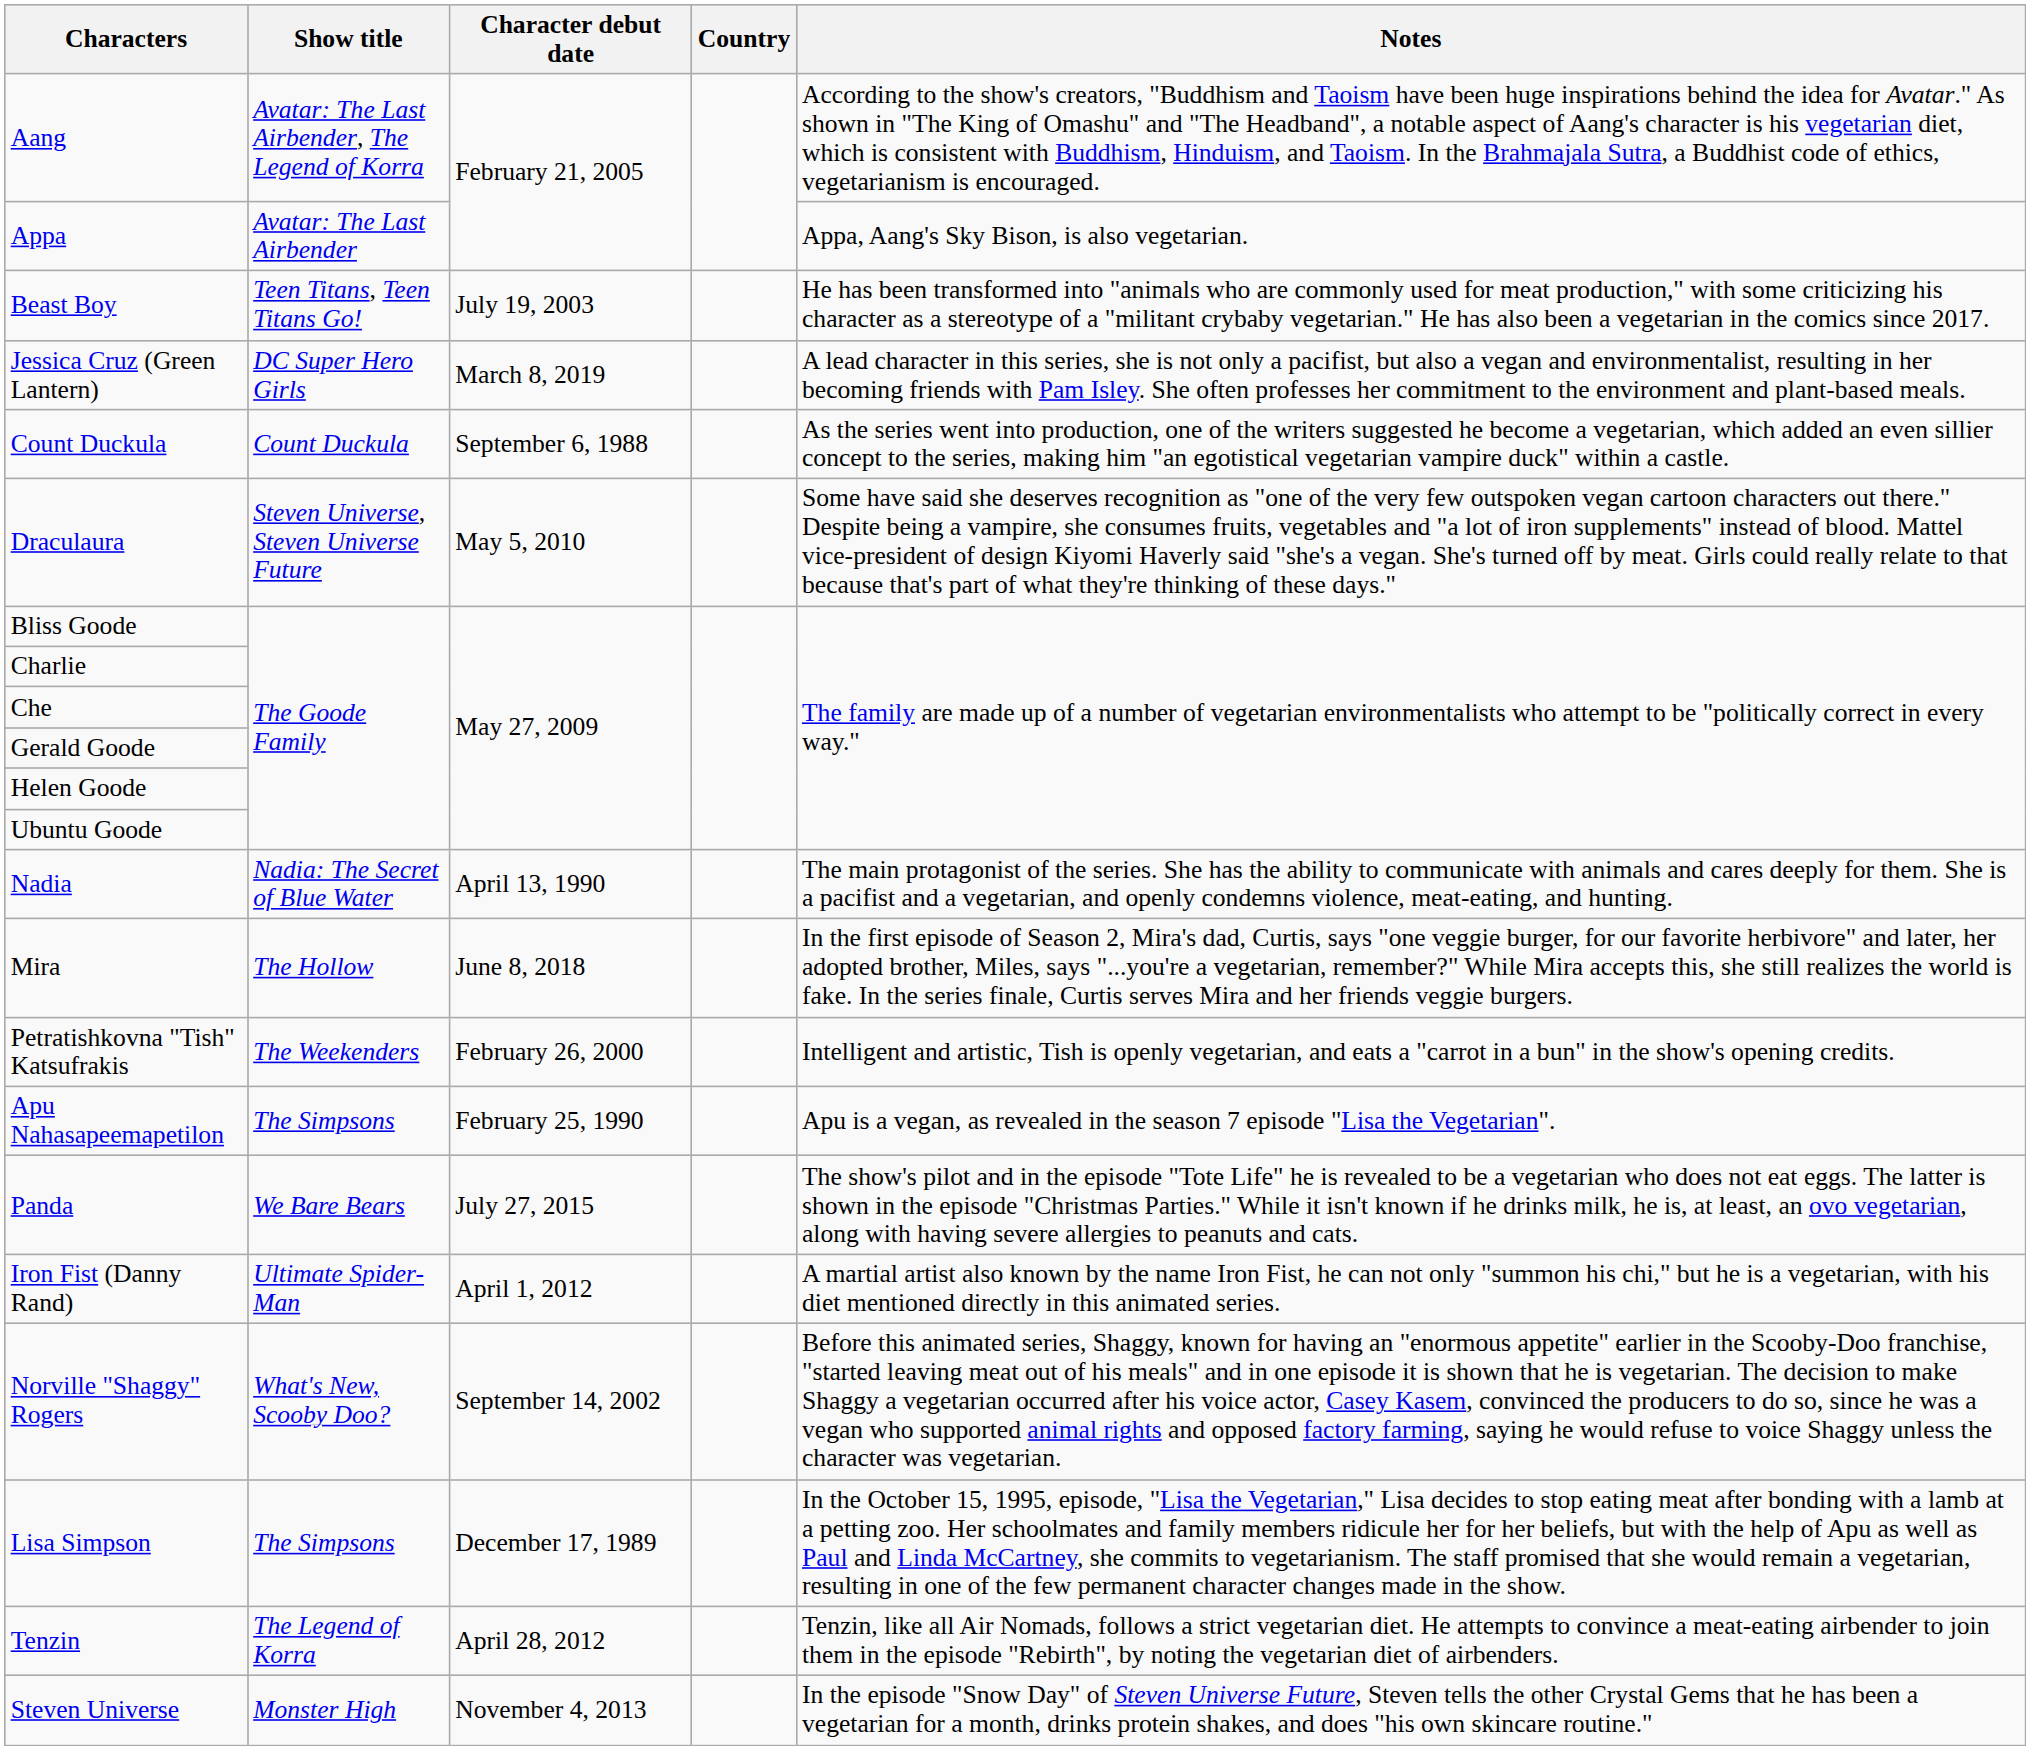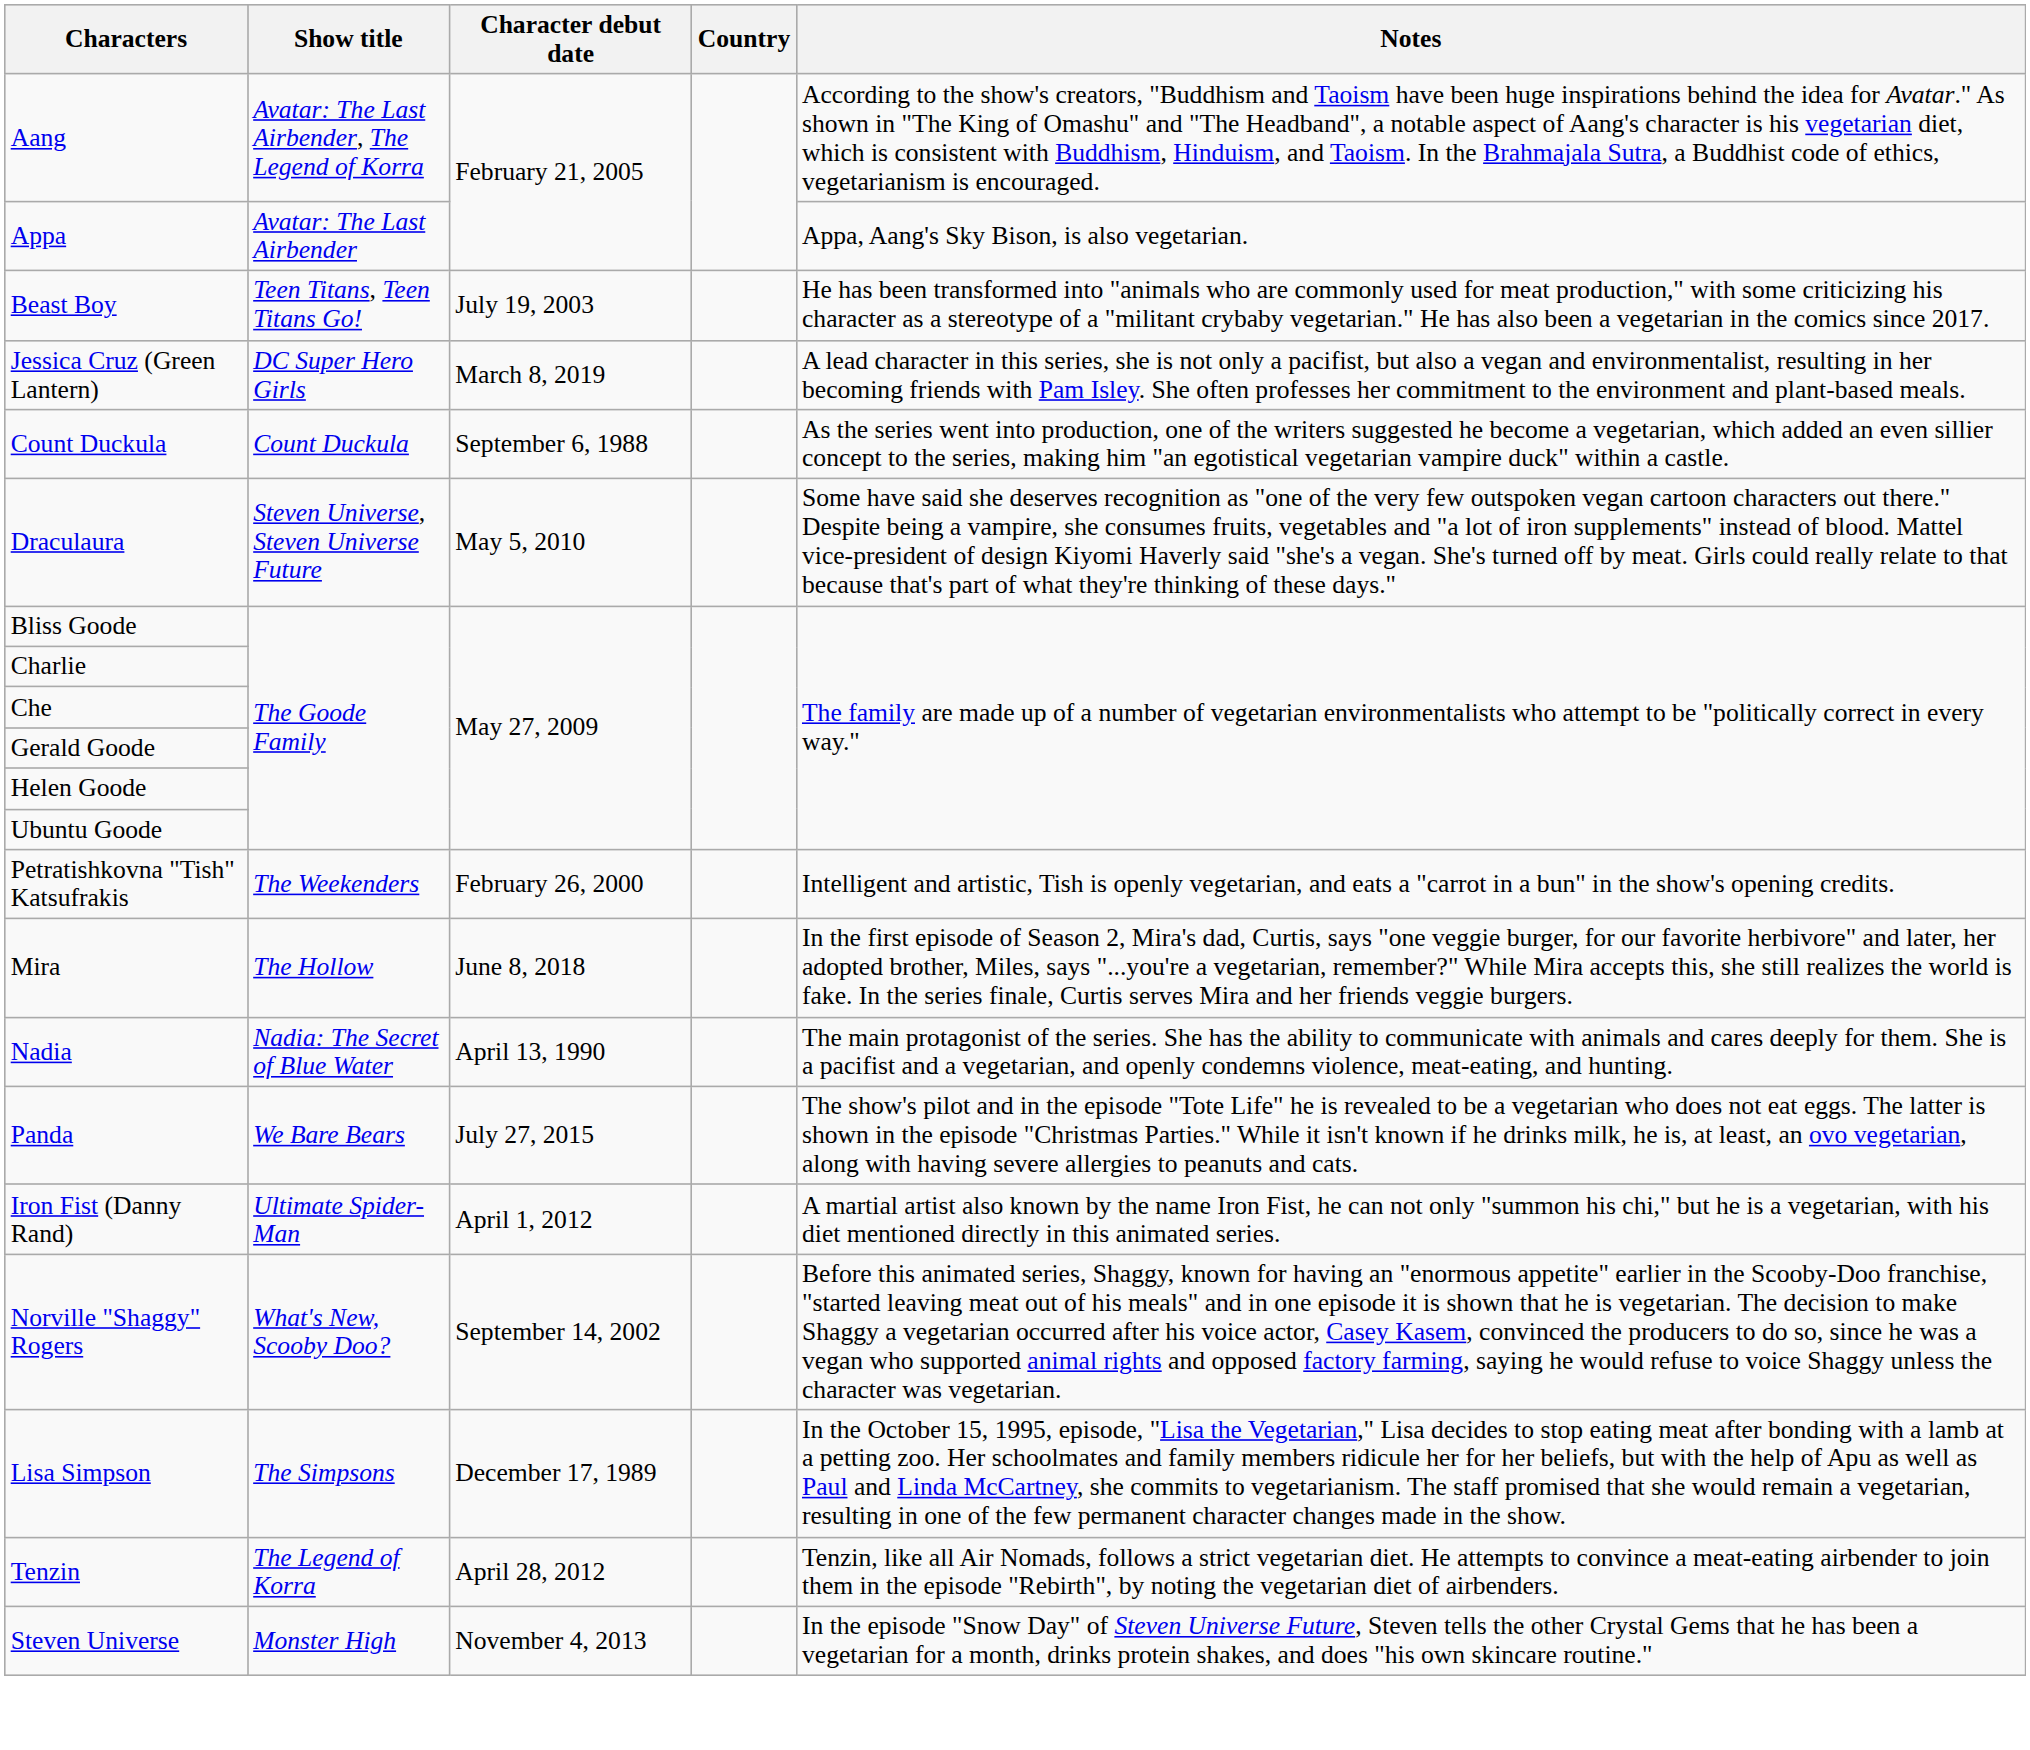rows swapped: (123, 1051) <-> (41, 883)
- row: (117, 1120)
